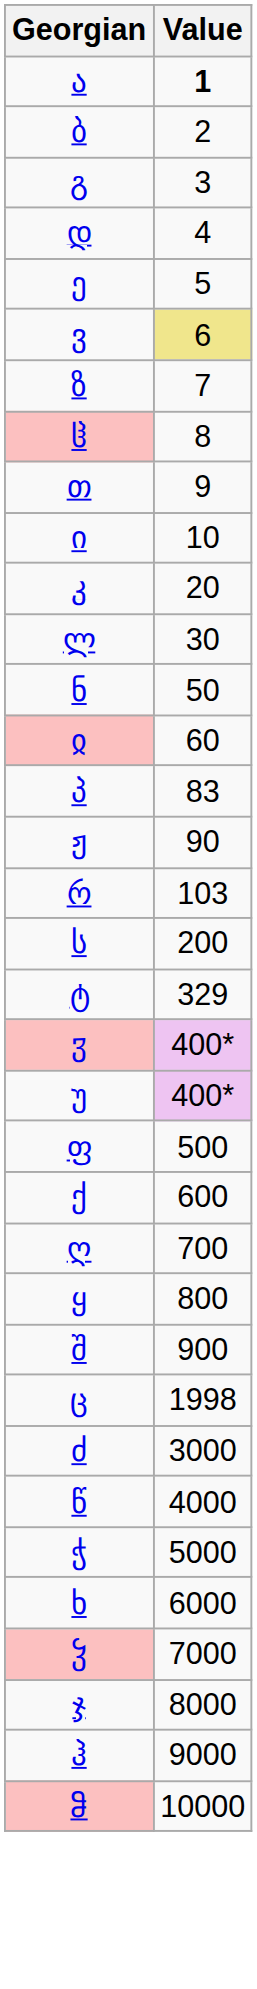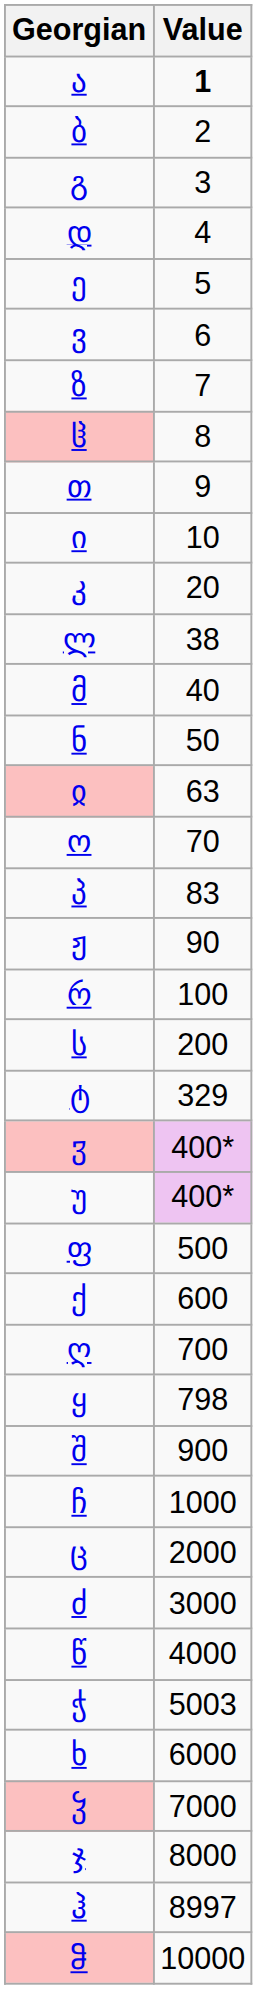(203, 335) khaki background -> (203, 335) no background
(203, 639) 30 -> (203, 639) 38
+ row: (79, 690)
(203, 740) 60 -> (203, 791) 63
+ row: (79, 842)
(203, 893) 103 -> (203, 994) 100
(203, 1299) 800 -> (203, 1400) 798
+ row: (79, 1501)
(203, 1400) 1998 -> (203, 1552) 2000
(203, 1552) 5000 -> (203, 1704) 5003
(203, 1755) 9000 -> (203, 1907) 8997
